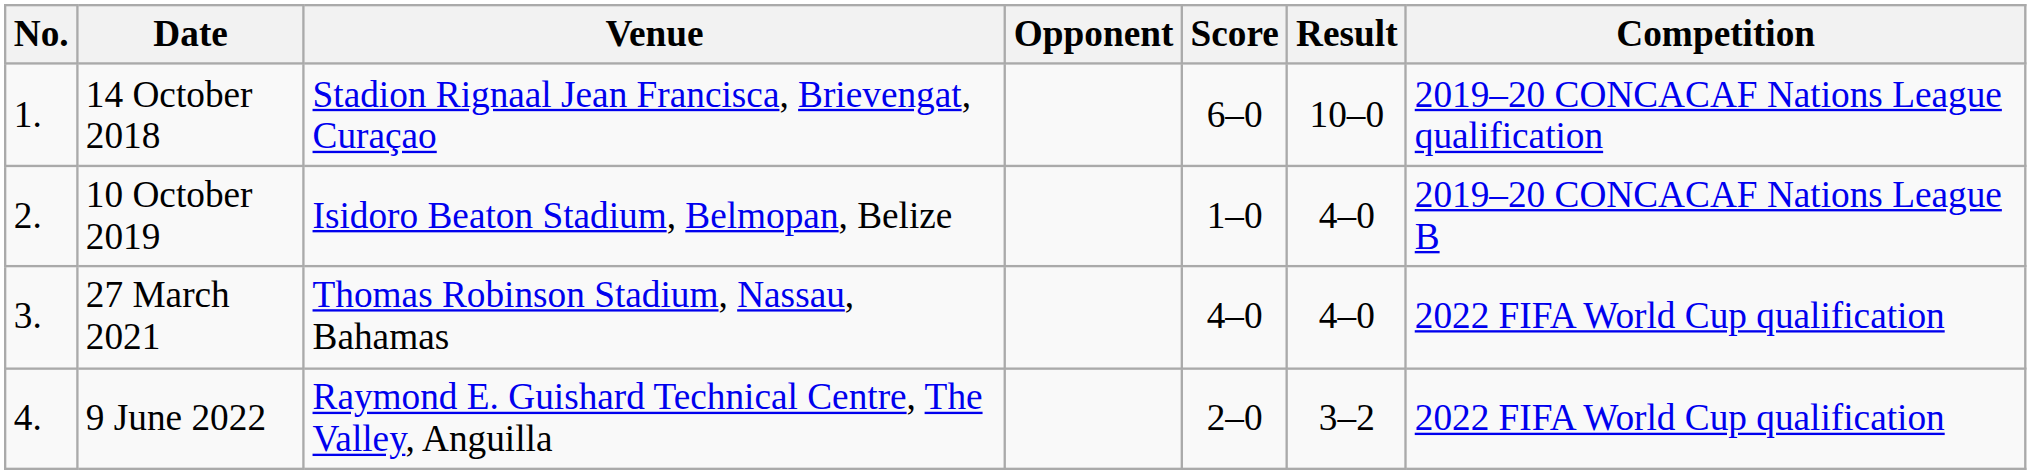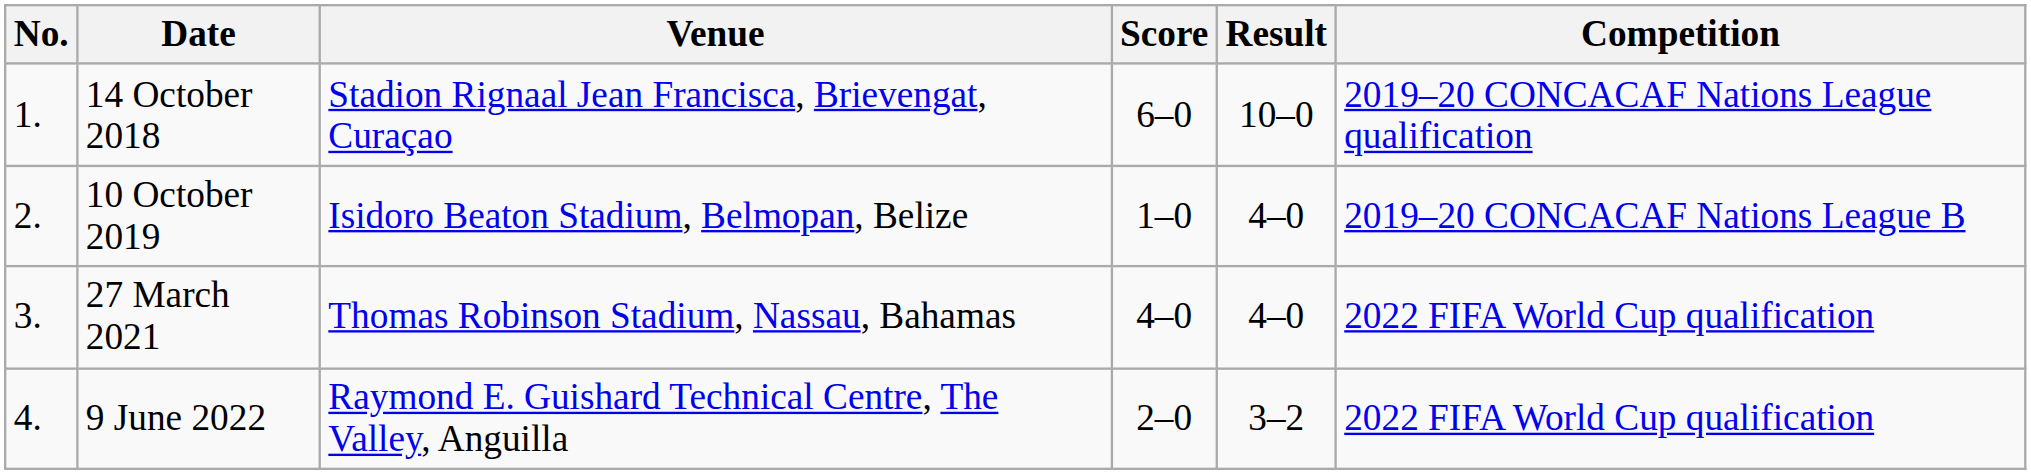- column: (1094, 34)
